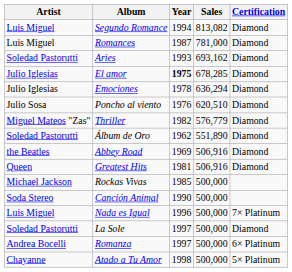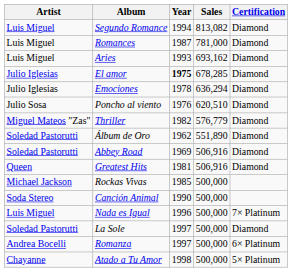(42, 58) Soledad Pastorutti -> (31, 58) Luis Miguel
(28, 151) the Beatles -> (42, 151) Soledad Pastorutti
